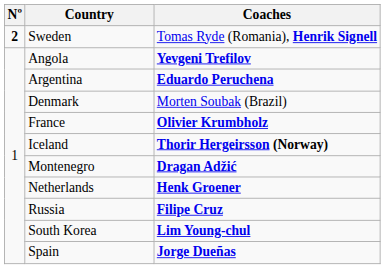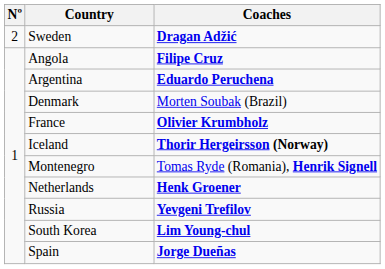(15, 36) bold -> (15, 36) normal
(267, 36) Tomas Ryde (Romania), Henrik Signell -> (197, 36) Dragan Adžić
(204, 58) Yevgeni Trefilov -> (190, 58) Filipe Cruz
(197, 166) Dragan Adžić -> (267, 166) Tomas Ryde (Romania), Henrik Signell
(190, 209) Filipe Cruz -> (204, 209) Yevgeni Trefilov
